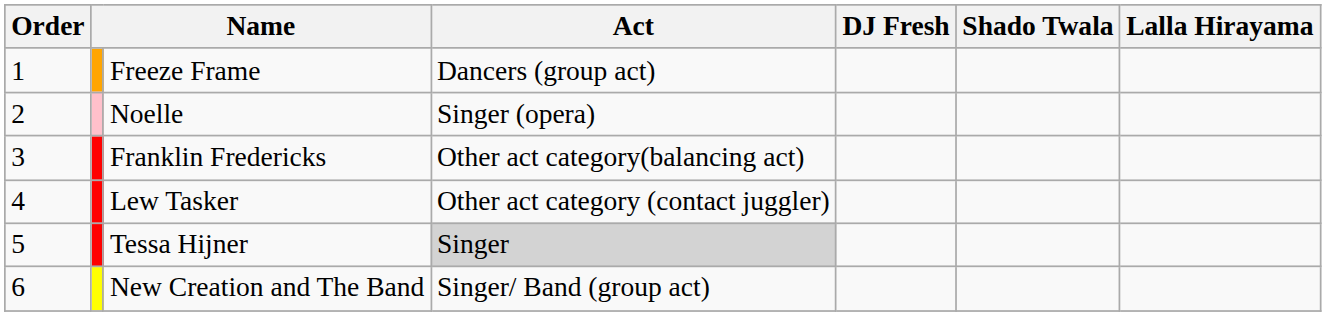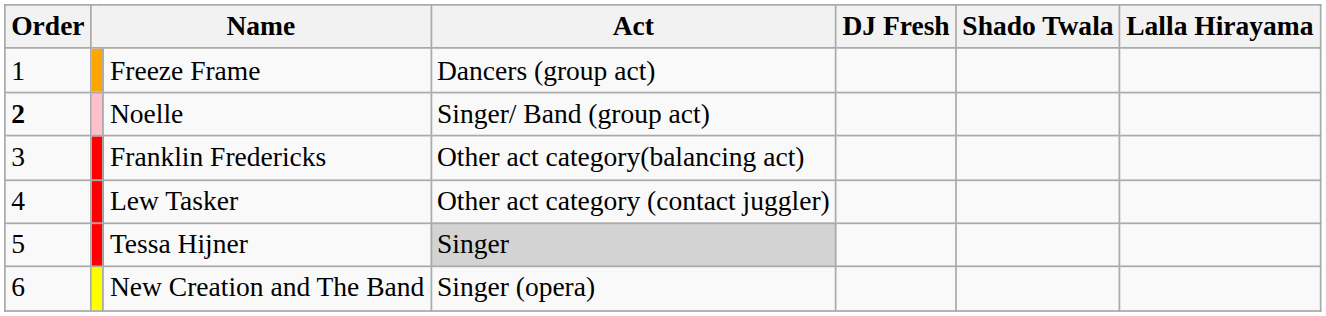(18, 113) normal -> (18, 113) bold
(516, 113) Singer (opera) -> (573, 113) Singer/ Band (group act)
(573, 288) Singer/ Band (group act) -> (516, 288) Singer (opera)
